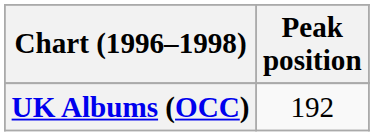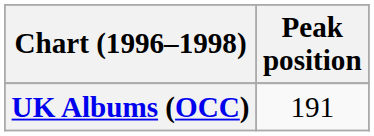(312, 106) 192 -> (312, 106) 191
